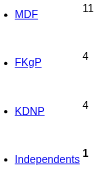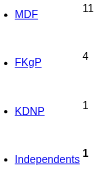(88, 105) 4 -> (88, 105) 1
